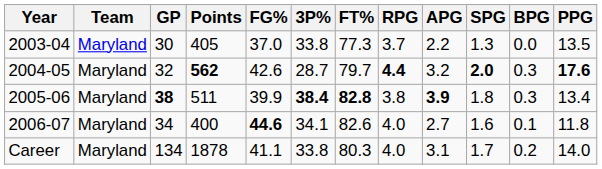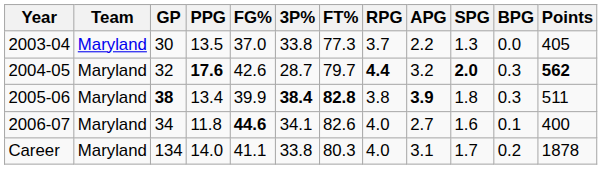columns swapped: (216, 17) <-> (575, 17)
